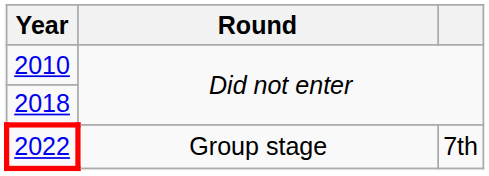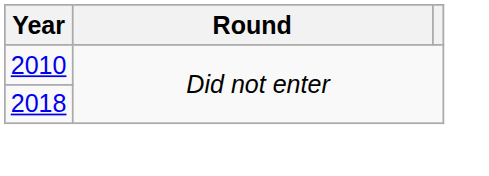- row: (42, 147)
